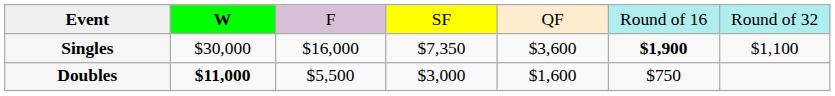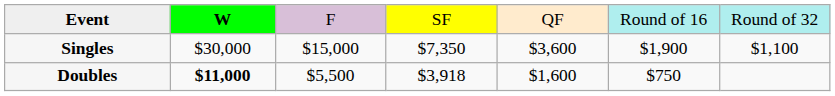(331, 47) $16,000 -> (331, 47) $15,000
(664, 47) bold -> (664, 47) normal
(442, 76) $3,000 -> (442, 76) $3,918
